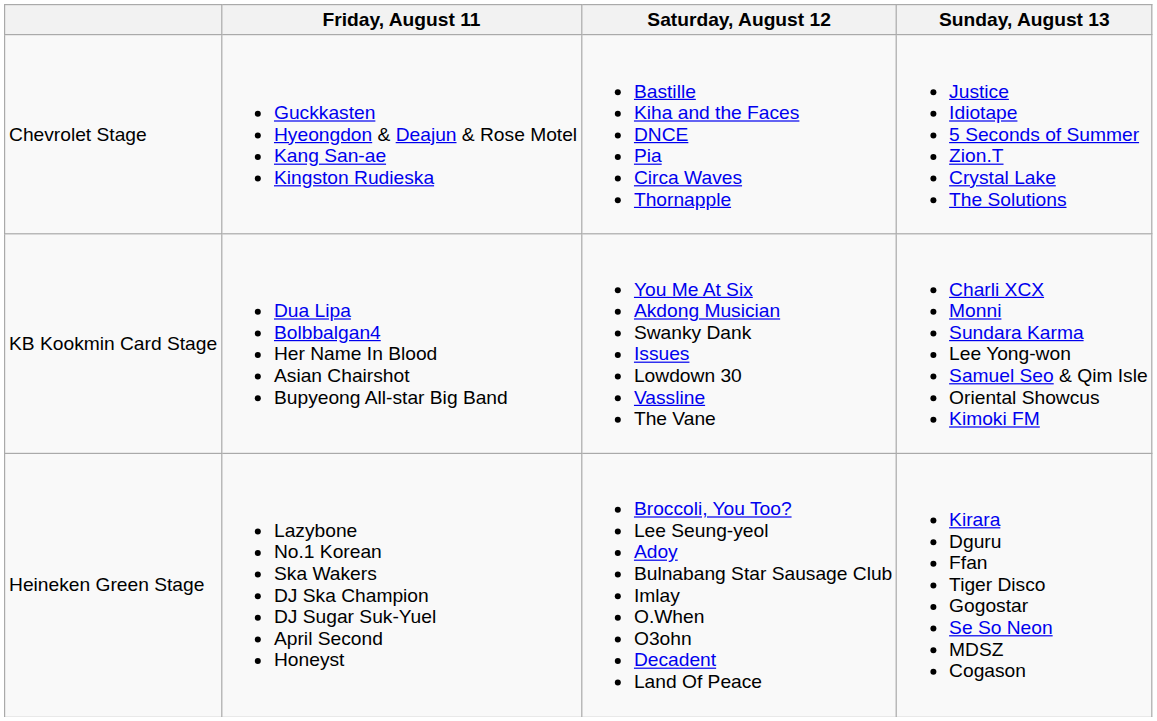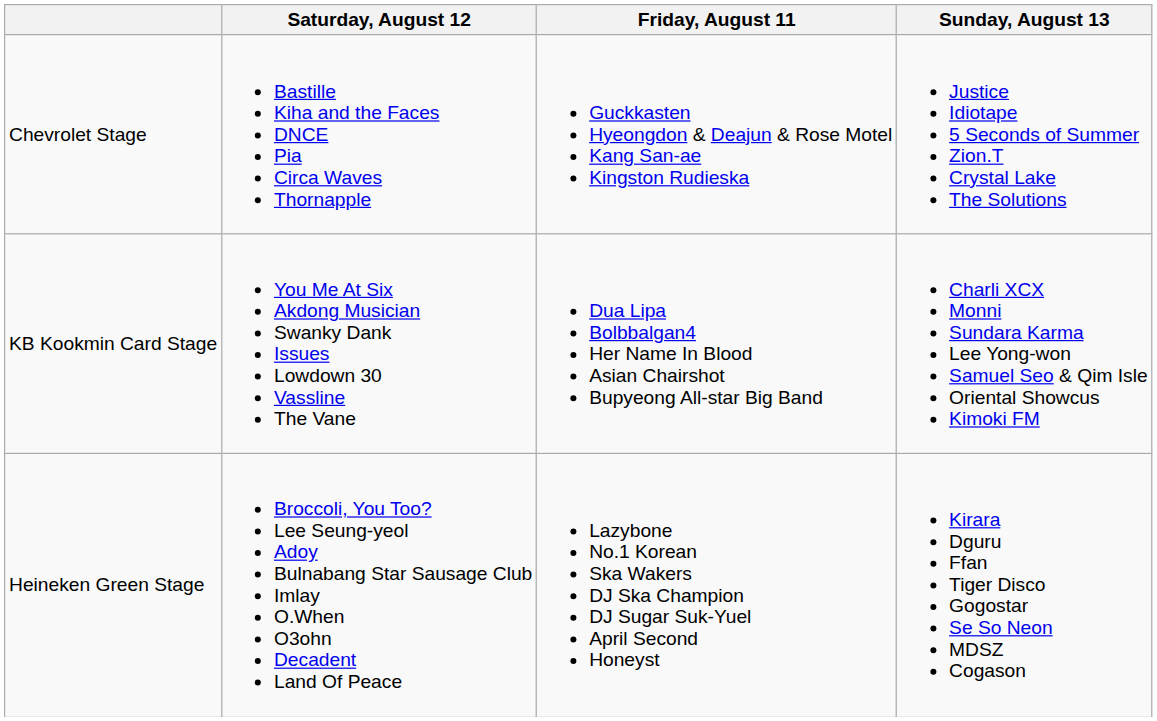columns swapped: (402, 19) <-> (739, 19)
